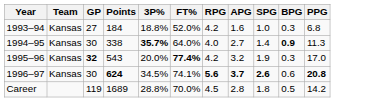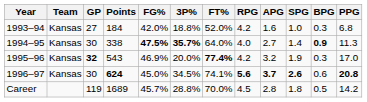+ column: (154, 12)
